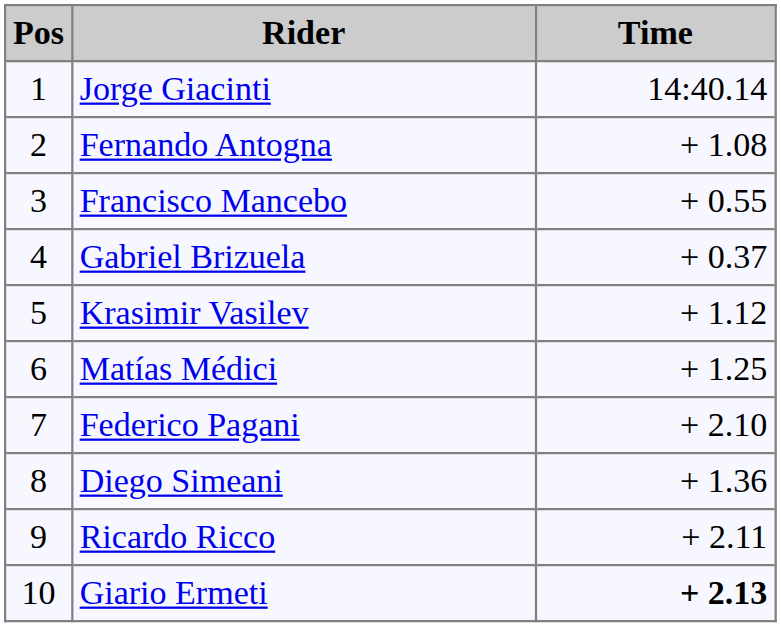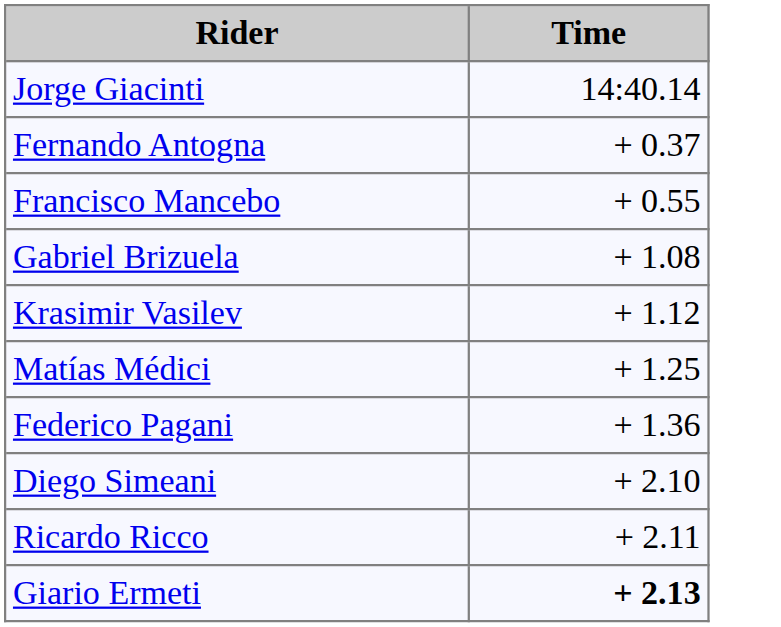- column: (38, 32)
(724, 144) + 1.08 -> (657, 144) + 0.37
(724, 256) + 0.37 -> (657, 256) + 1.08
(724, 424) + 2.10 -> (657, 424) + 1.36
(724, 480) + 1.36 -> (657, 480) + 2.10
